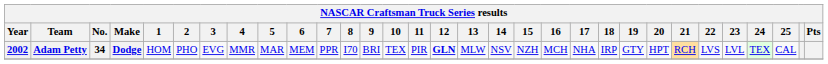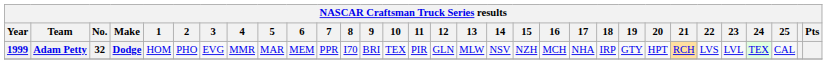(18, 50) 2002 -> (18, 50) 1999
(100, 50) 34 -> (100, 50) 32
(444, 50) bold -> (443, 50) normal
